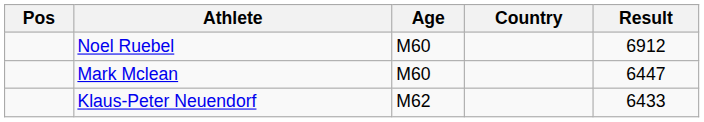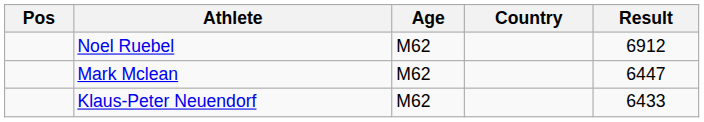(413, 46) M60 -> (413, 46) M62
(413, 74) M60 -> (413, 74) M62
